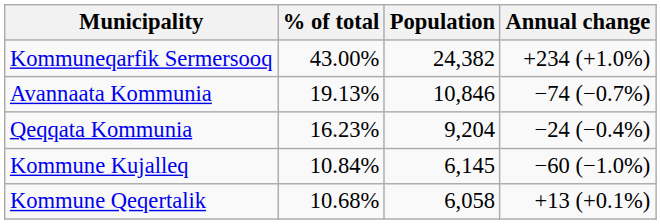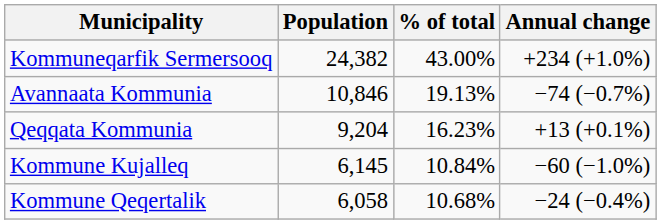columns swapped: (442, 22) <-> (331, 22)
(592, 129) −24 (−0.4%) -> (592, 129) +13 (+0.1%)
(592, 201) +13 (+0.1%) -> (592, 201) −24 (−0.4%)
